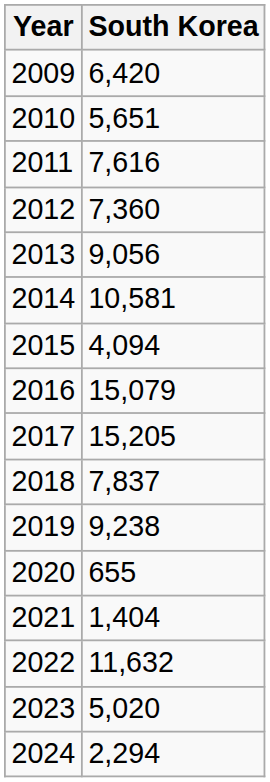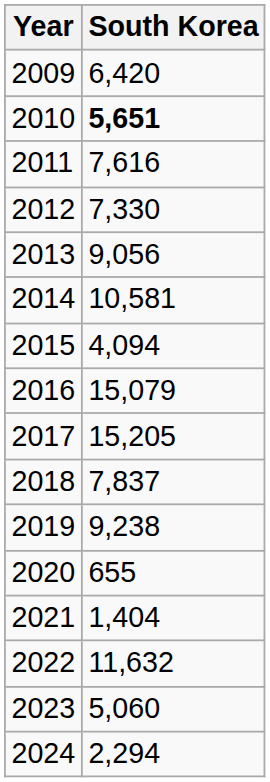(124, 118) normal -> (124, 118) bold
(124, 208) 7,360 -> (124, 208) 7,330
(124, 708) 5,020 -> (124, 708) 5,060
